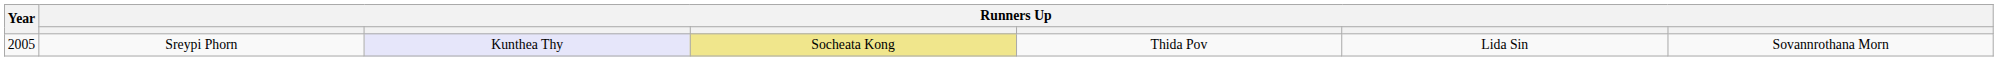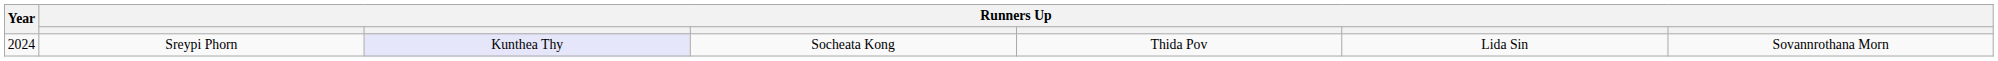(21, 44) 2005 -> (21, 44) 2024
(853, 44) khaki background -> (853, 44) no background
